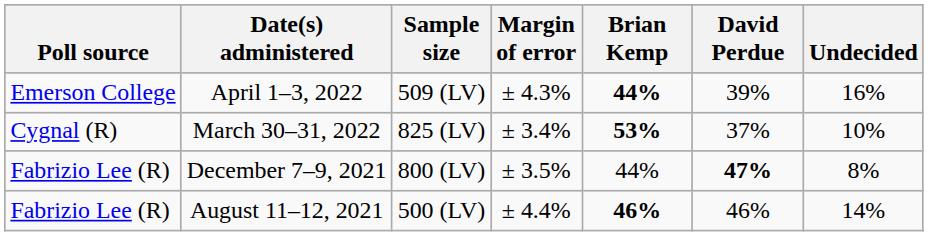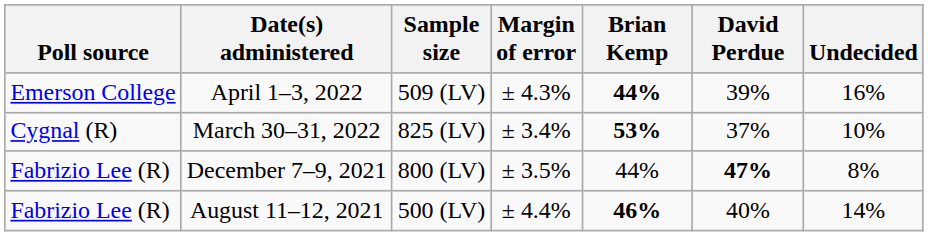(748, 210) 46% -> (748, 210) 40%
